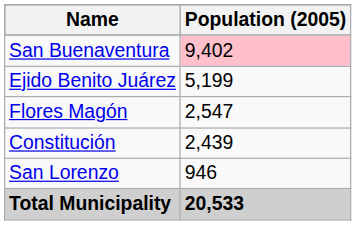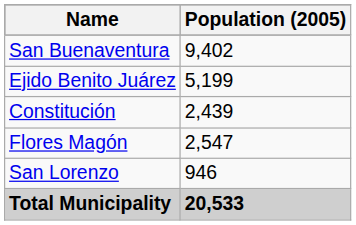(209, 50) pink background -> (209, 50) no background
rows swapped: (68, 111) <-> (62, 142)
